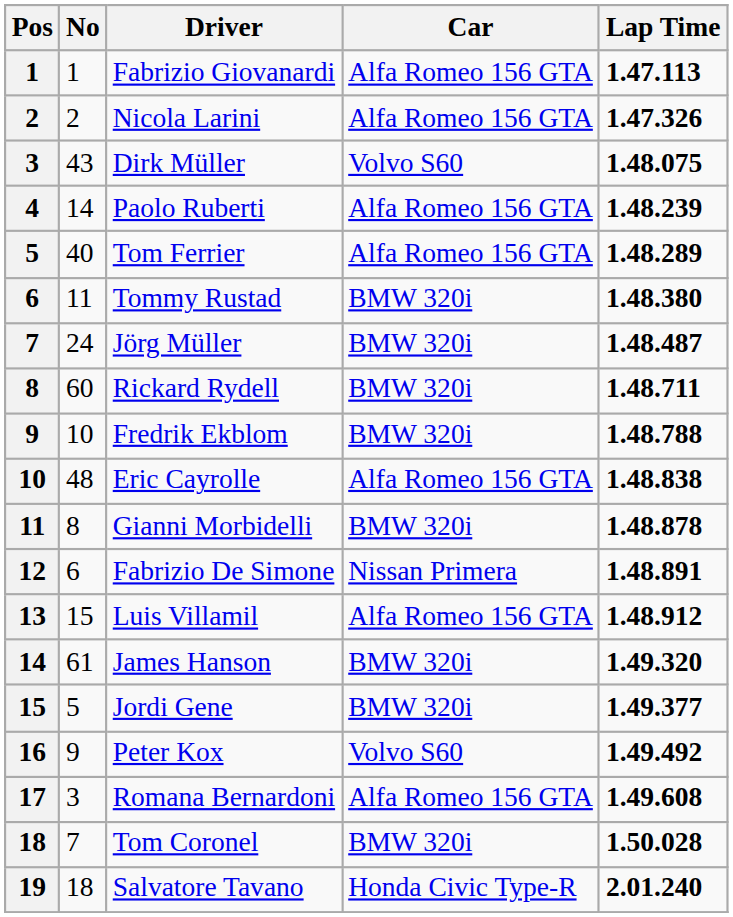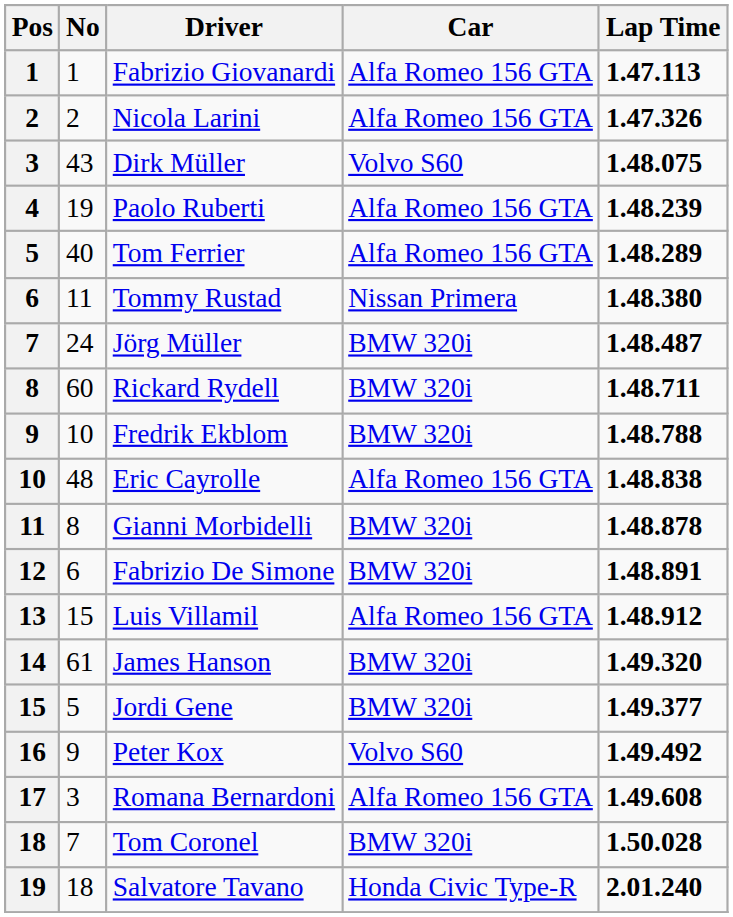(80, 208) 14 -> (80, 208) 19
(410, 299) BMW 320i -> (433, 299) Nissan Primera
(433, 571) Nissan Primera -> (410, 571) BMW 320i
